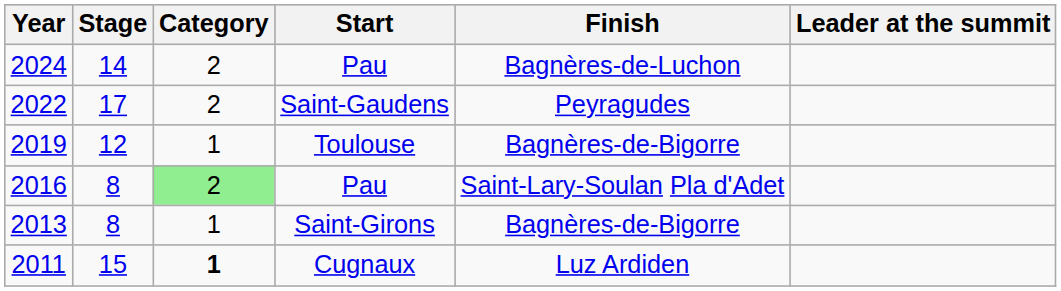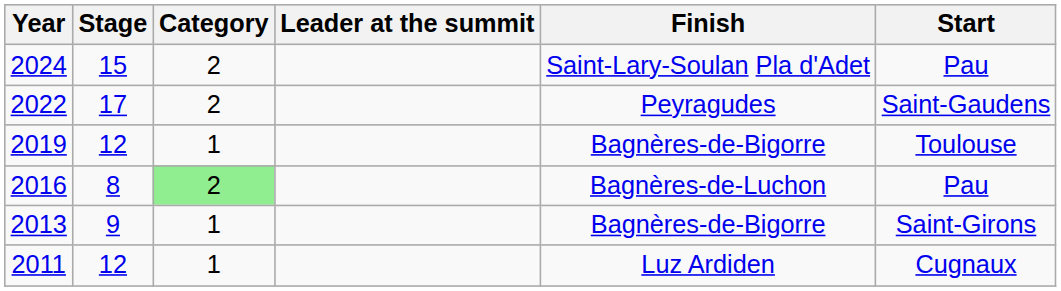columns swapped: (365, 24) <-> (923, 24)
(113, 64) 14 -> (113, 64) 15
(622, 64) Bagnères-de-Luchon -> (708, 64) Saint-Lary-Soulan Pla d'Adet
(622, 184) Saint-Lary-Soulan Pla d'Adet -> (708, 184) Bagnères-de-Luchon
(113, 225) 8 -> (113, 225) 9
(113, 265) 15 -> (113, 265) 12
(214, 265) bold -> (214, 265) normal
